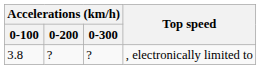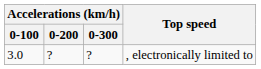(15, 54) 3.8 -> (15, 54) 3.0
